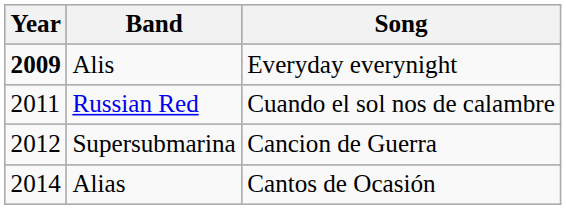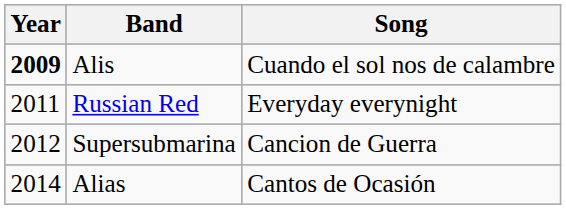(352, 64) Everyday everynight -> (401, 64) Cuando el sol nos de calambre
(401, 104) Cuando el sol nos de calambre -> (352, 104) Everyday everynight
